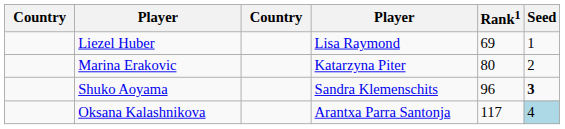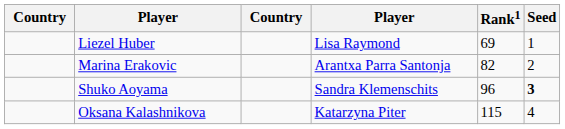(360, 66) Katarzyna Piter -> (383, 66) Arantxa Parra Santonja
(488, 66) 80 -> (488, 66) 82
(383, 112) Arantxa Parra Santonja -> (360, 112) Katarzyna Piter
(491, 112) 117 -> (491, 112) 115
(531, 112) lightblue background -> (531, 112) no background
